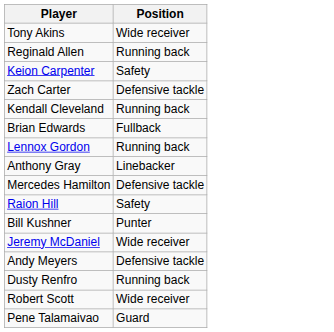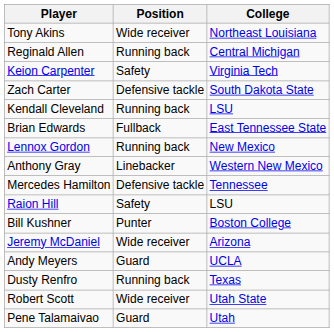+ column: (268, 14)
(160, 261) Defensive tackle -> (133, 261) Guard
